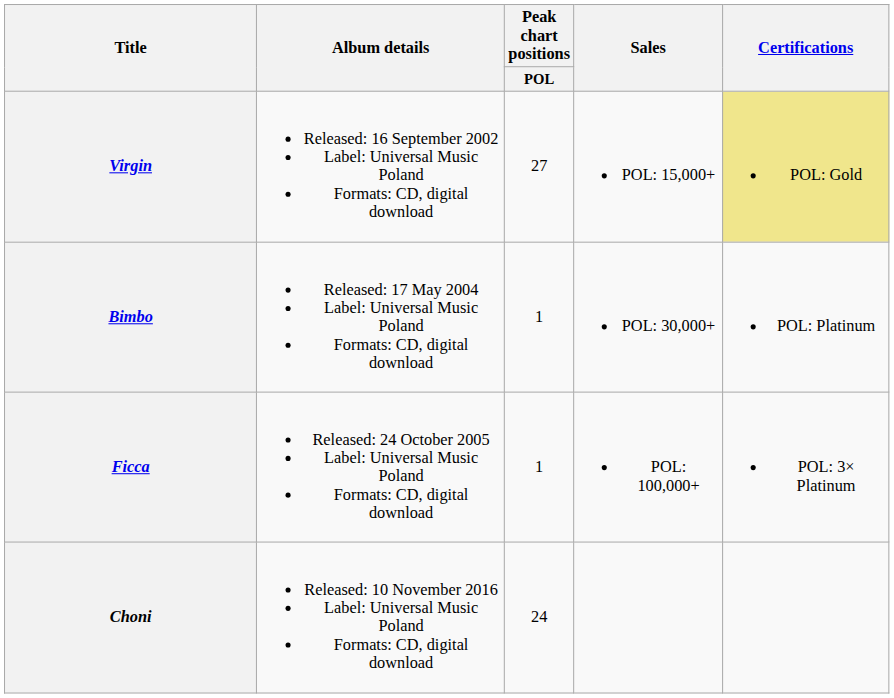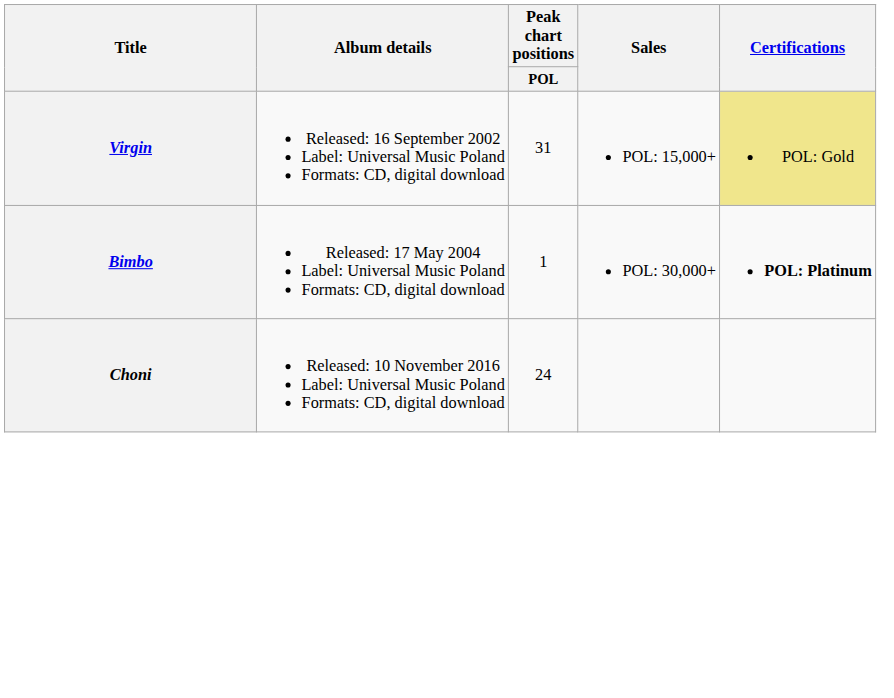(539, 166) 27 -> (543, 148) 31
(806, 326) normal -> (798, 271) bold
- row: (131, 467)
